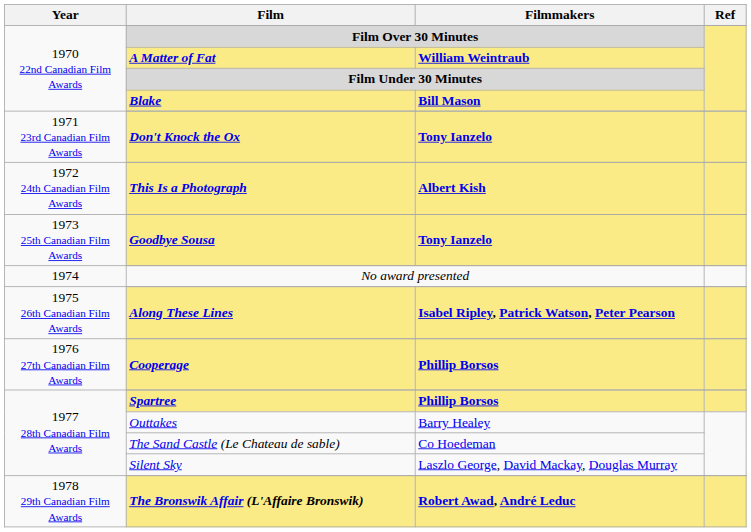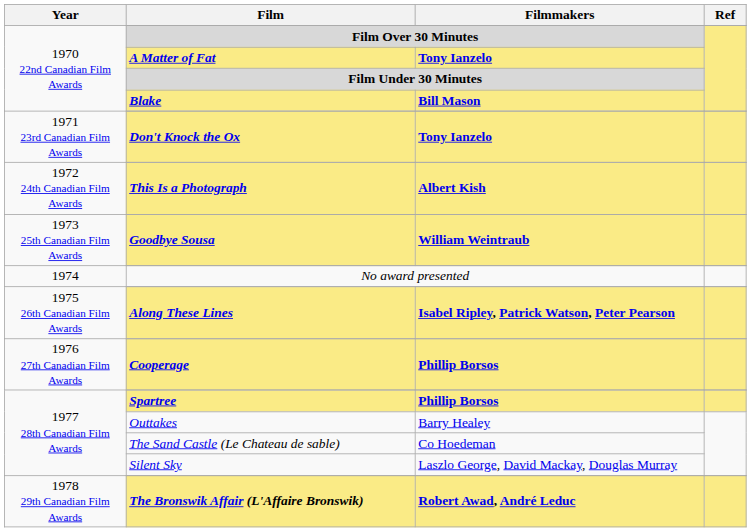(474, 57) William Weintraub -> (455, 57) Tony Ianzelo
(455, 239) Tony Ianzelo -> (474, 239) William Weintraub
